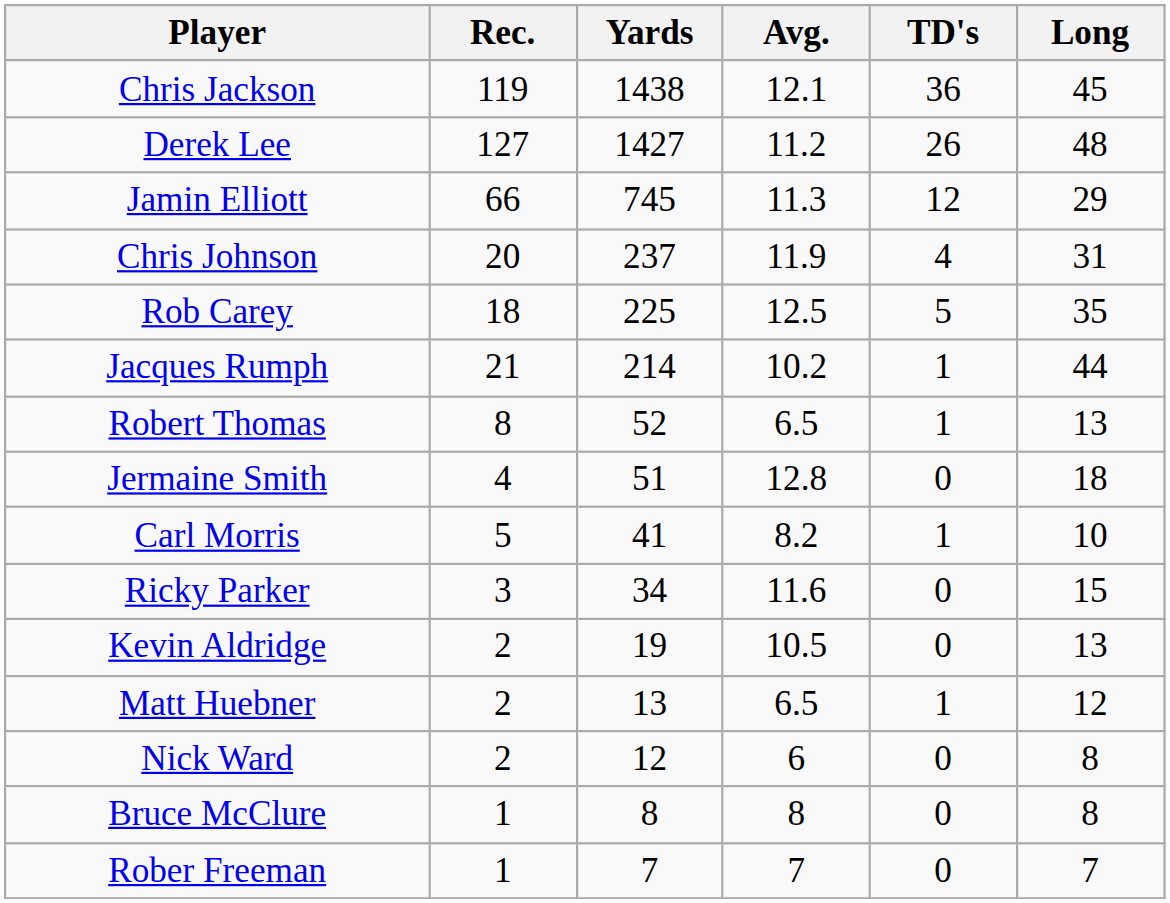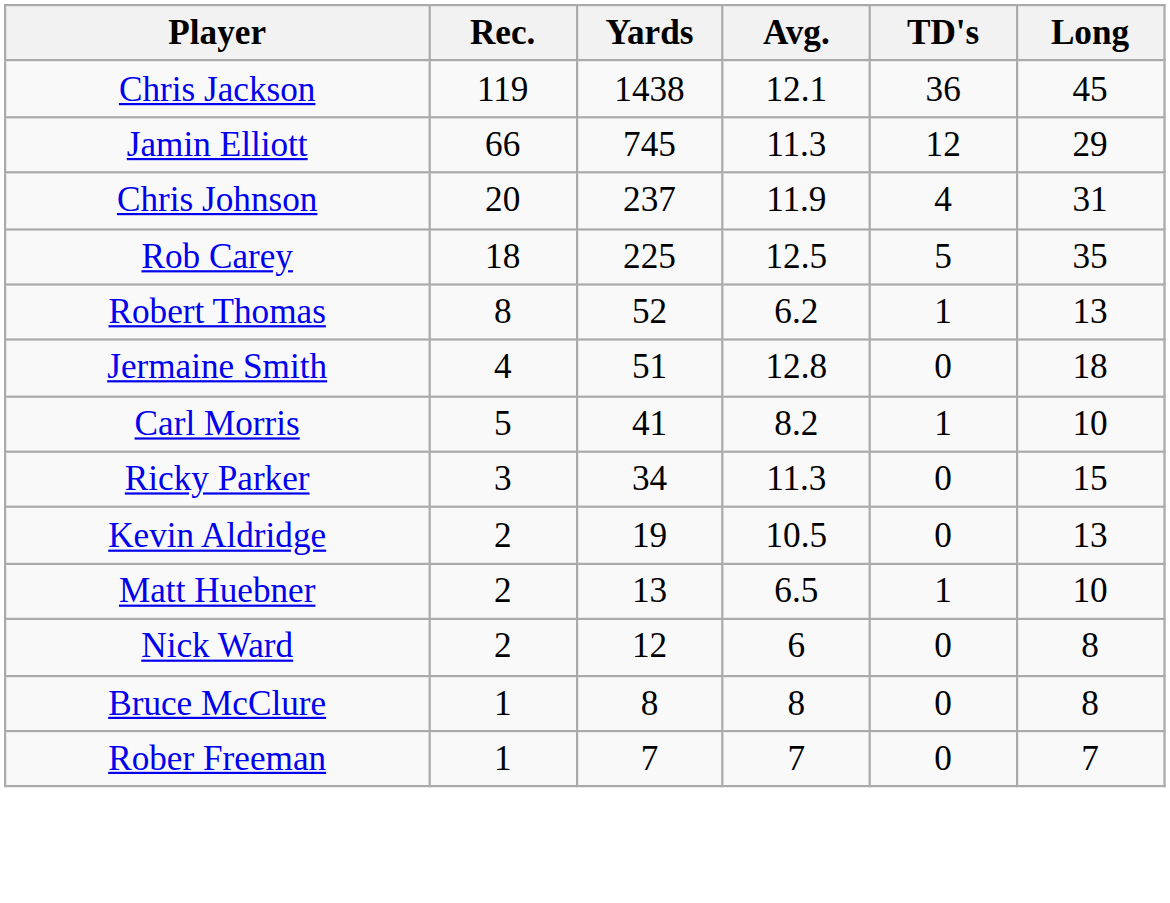- row: (217, 144)
- row: (217, 367)
(796, 423) 6.5 -> (796, 311) 6.2
(796, 590) 11.6 -> (796, 479) 11.3
(1090, 702) 12 -> (1090, 590) 10
